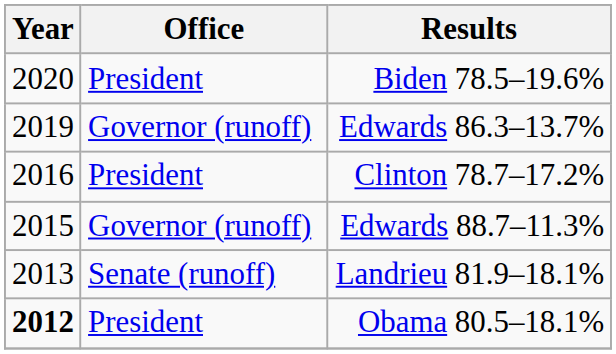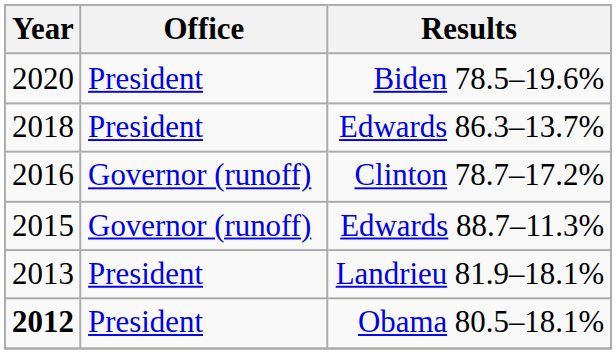(43, 126) 2019 -> (43, 126) 2018
(200, 126) Governor (runoff) -> (146, 126) President
(146, 175) President -> (200, 175) Governor (runoff)
(182, 273) Senate (runoff) -> (146, 273) President
